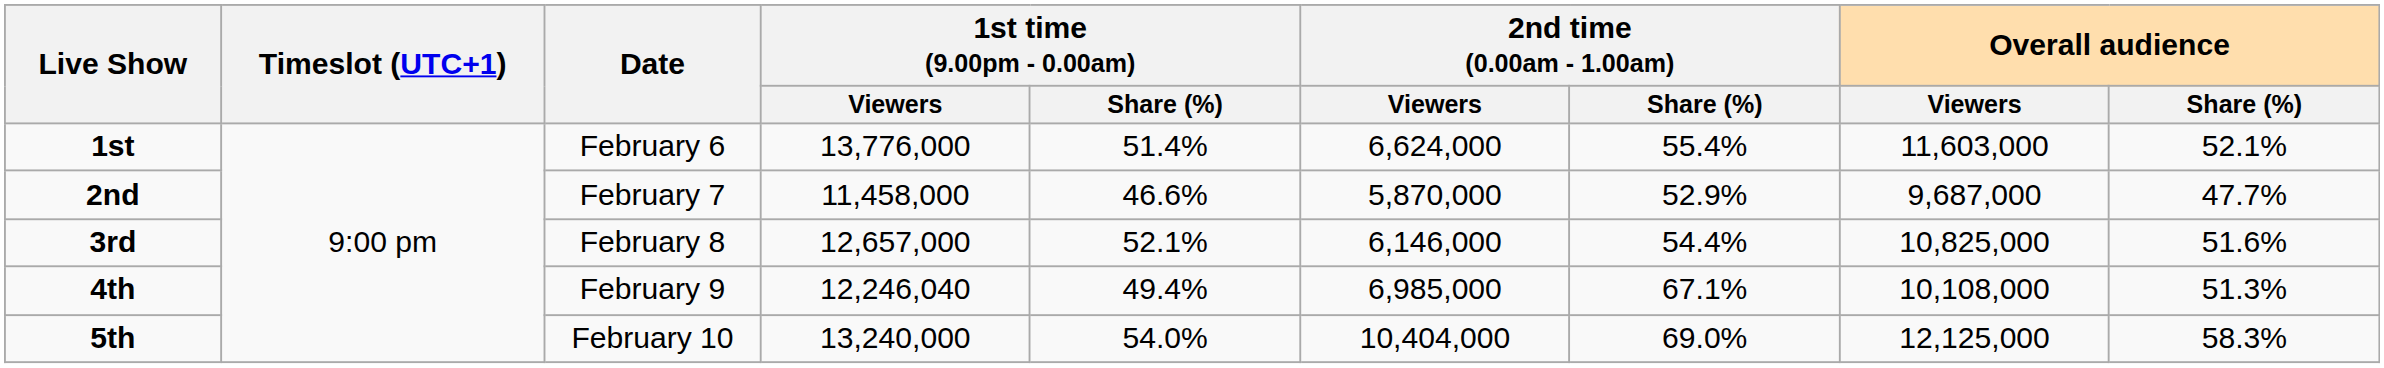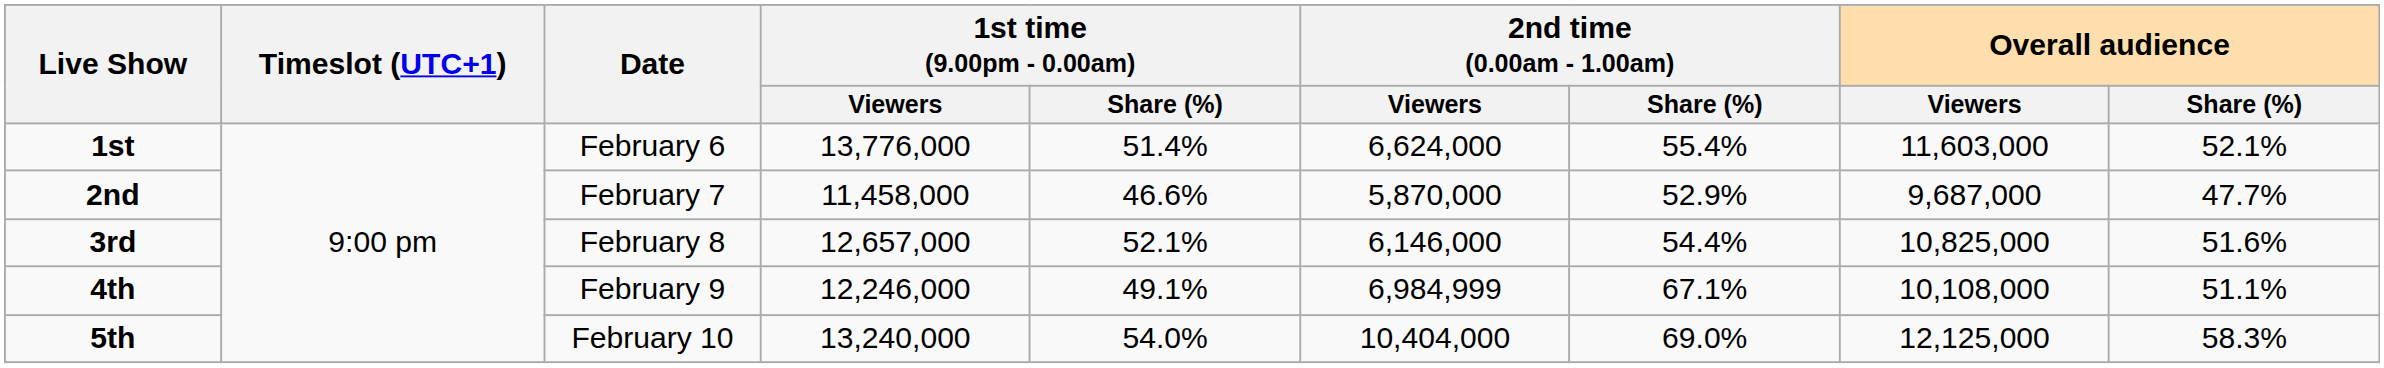(895, 289) 12,246,040 -> (895, 289) 12,246,000
(1165, 289) 49.4% -> (1165, 289) 49.1%
(1435, 289) 6,985,000 -> (1435, 289) 6,984,999
(2244, 289) 51.3% -> (2244, 289) 51.1%
